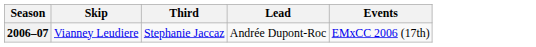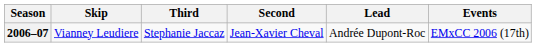+ column: (277, 13)
